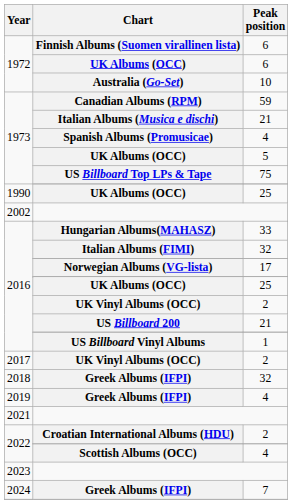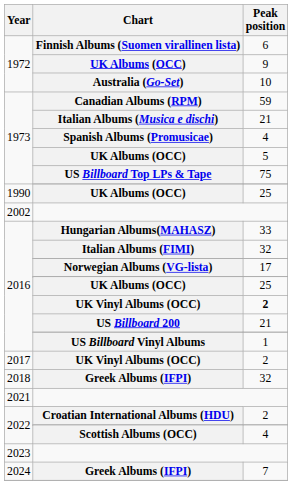(265, 63) 6 -> (265, 63) 9
(265, 304) normal -> (265, 304) bold
- row: (19, 397)
